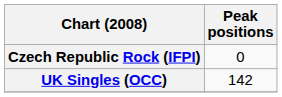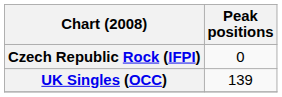(240, 80) 142 -> (240, 80) 139
